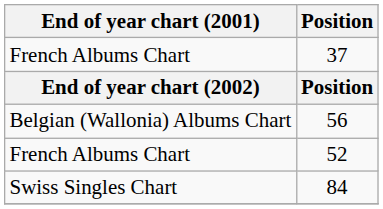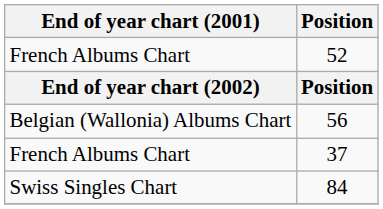rows swapped: (337, 154) <-> (337, 54)
